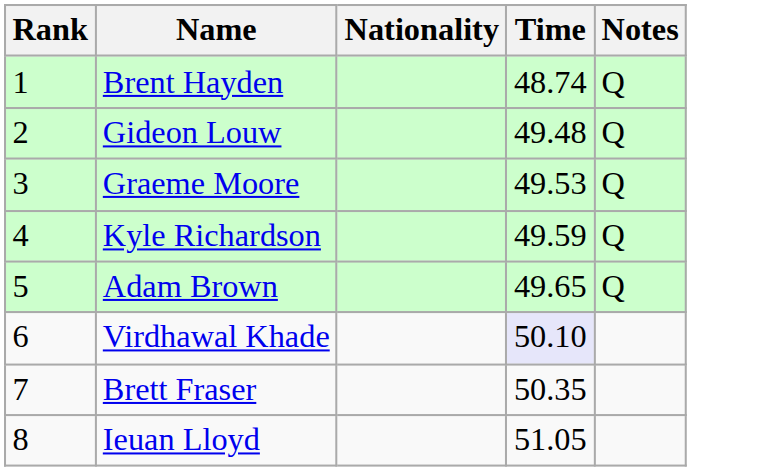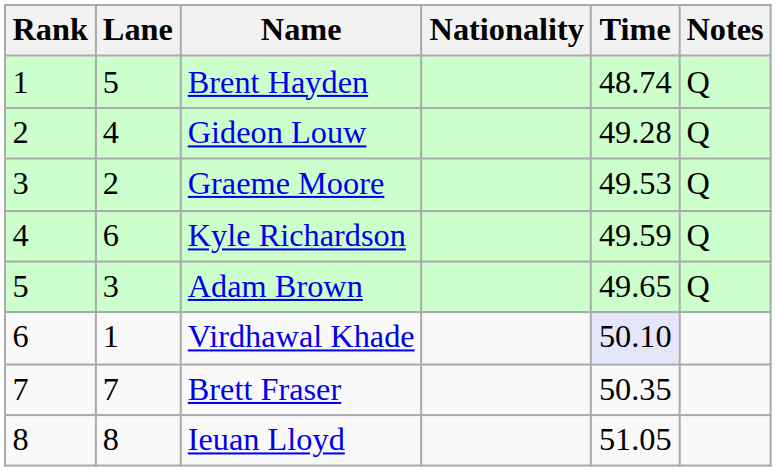+ column: (138, 30)
(550, 132) 49.48 -> (635, 132) 49.28
